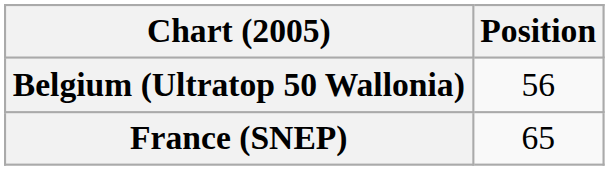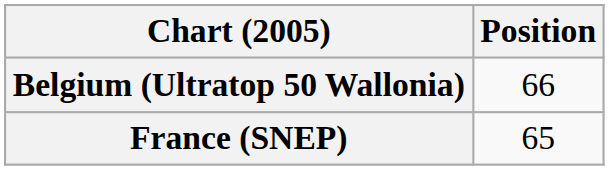(538, 84) 56 -> (538, 84) 66
